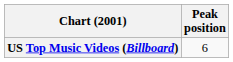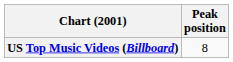(205, 47) 6 -> (205, 47) 8
